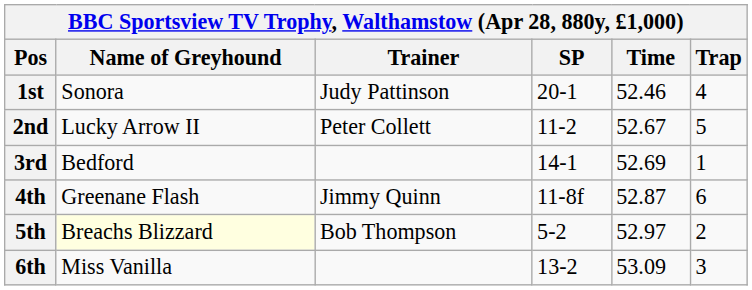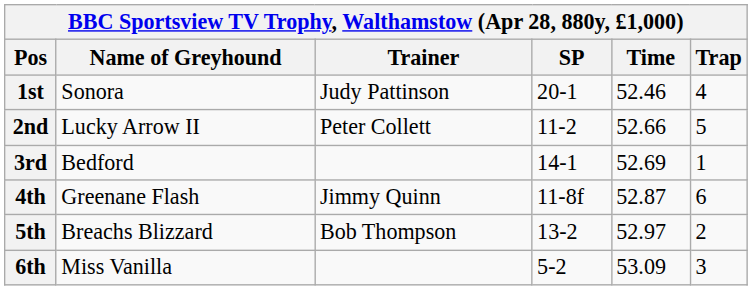(641, 127) 52.67 -> (641, 127) 52.66
(137, 232) lightyellow background -> (137, 232) no background
(552, 232) 5-2 -> (557, 232) 13-2
(557, 267) 13-2 -> (552, 267) 5-2
